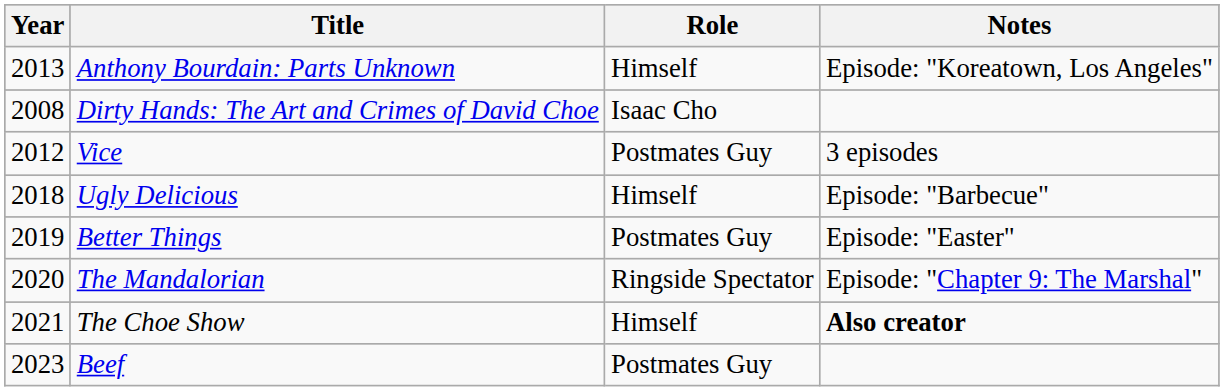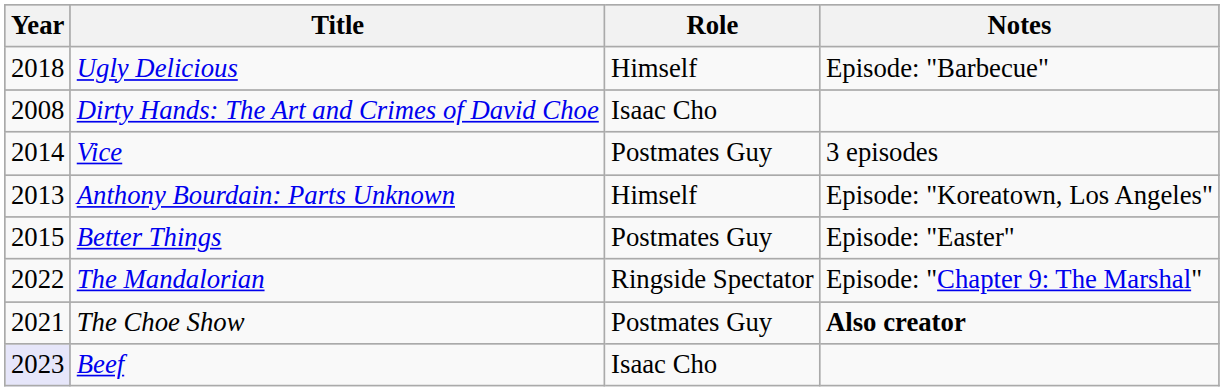rows swapped: (266, 68) <-> (157, 195)
(38, 152) 2012 -> (38, 152) 2014
(38, 237) 2019 -> (38, 237) 2015
(38, 279) 2020 -> (38, 279) 2022
(654, 322) Himself -> (692, 322) Postmates Guy
(38, 364) no background -> (38, 364) lavender background
(692, 364) Postmates Guy -> (664, 364) Isaac Cho
